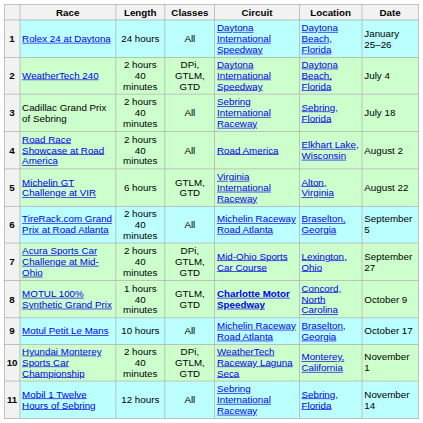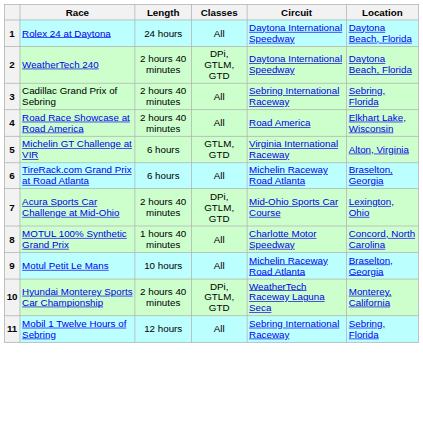- column: (390, 12)
(140, 225) 2 hours 40 minutes -> (163, 176) 6 hours
(190, 299) GTLM, GTD -> (219, 240) All
(253, 299) bold -> (283, 240) normal
